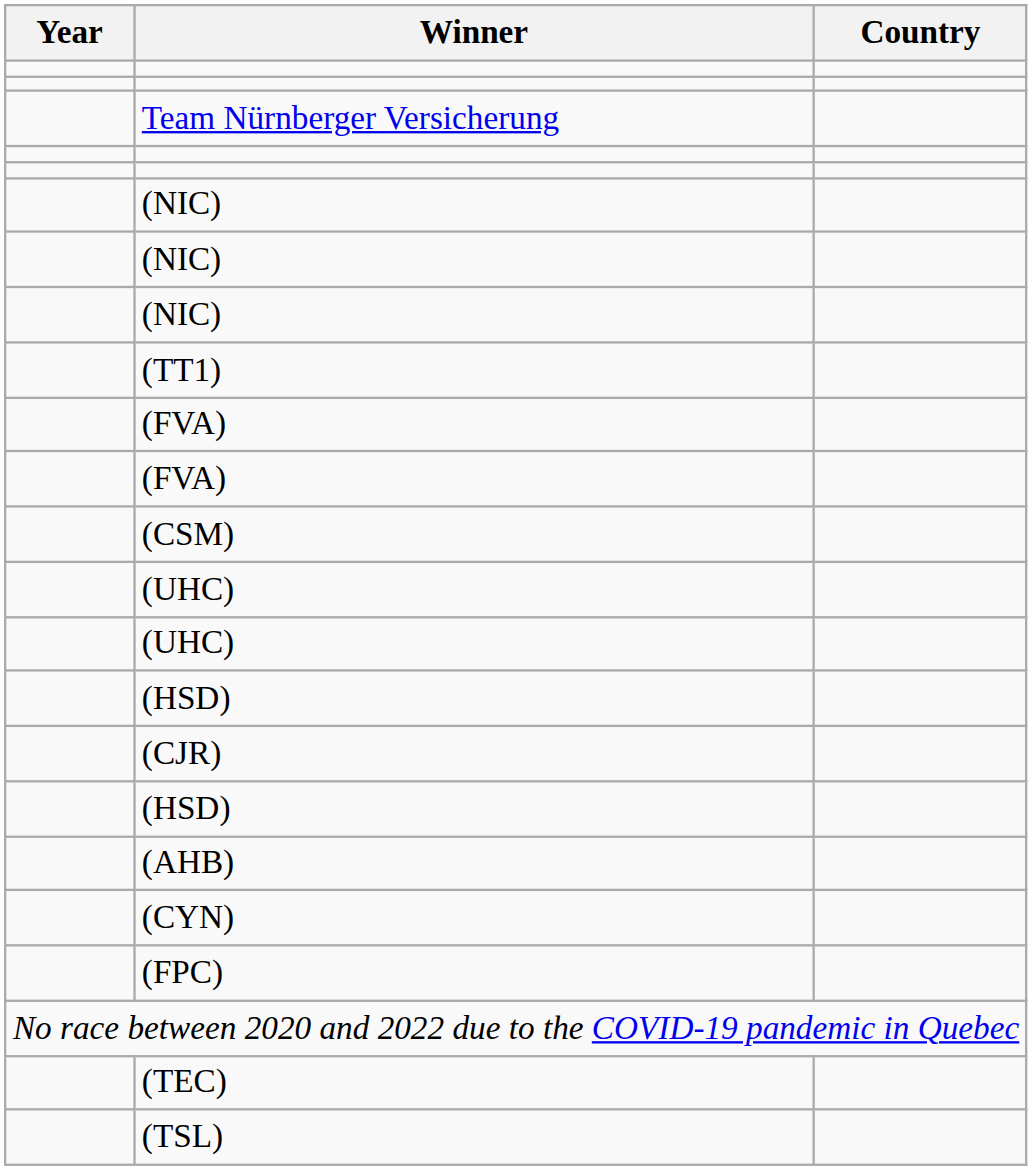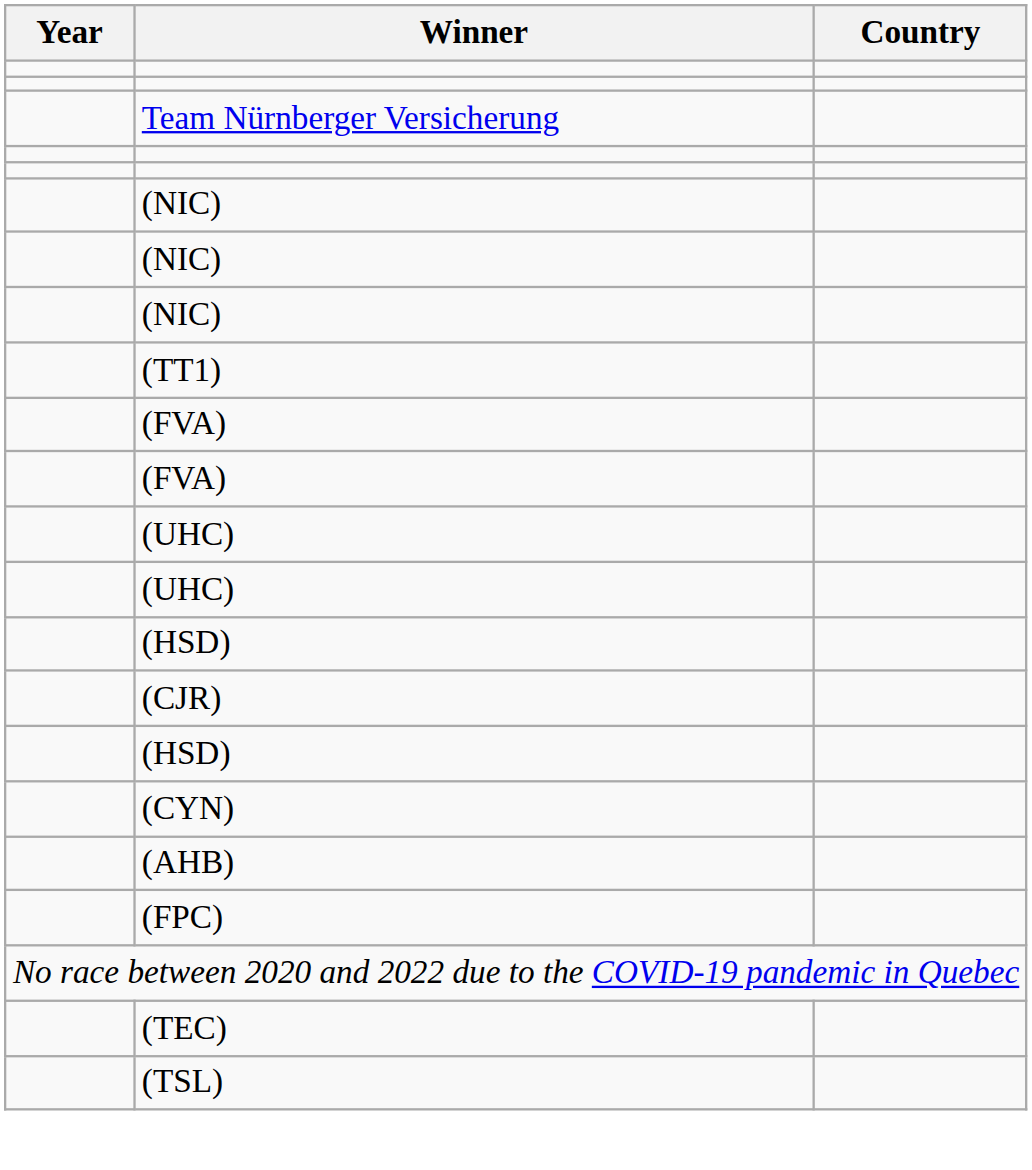- row: (70, 534)
rows swapped: (70, 918) <-> (70, 863)
